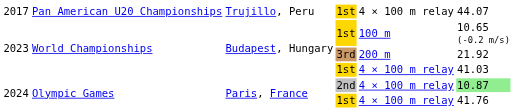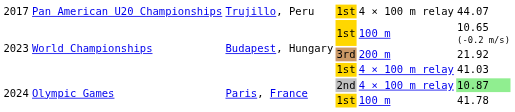(406, 101) 4 × 100 m relay -> (375, 101) 100 m
(473, 101) 41.76 -> (473, 101) 41.78
